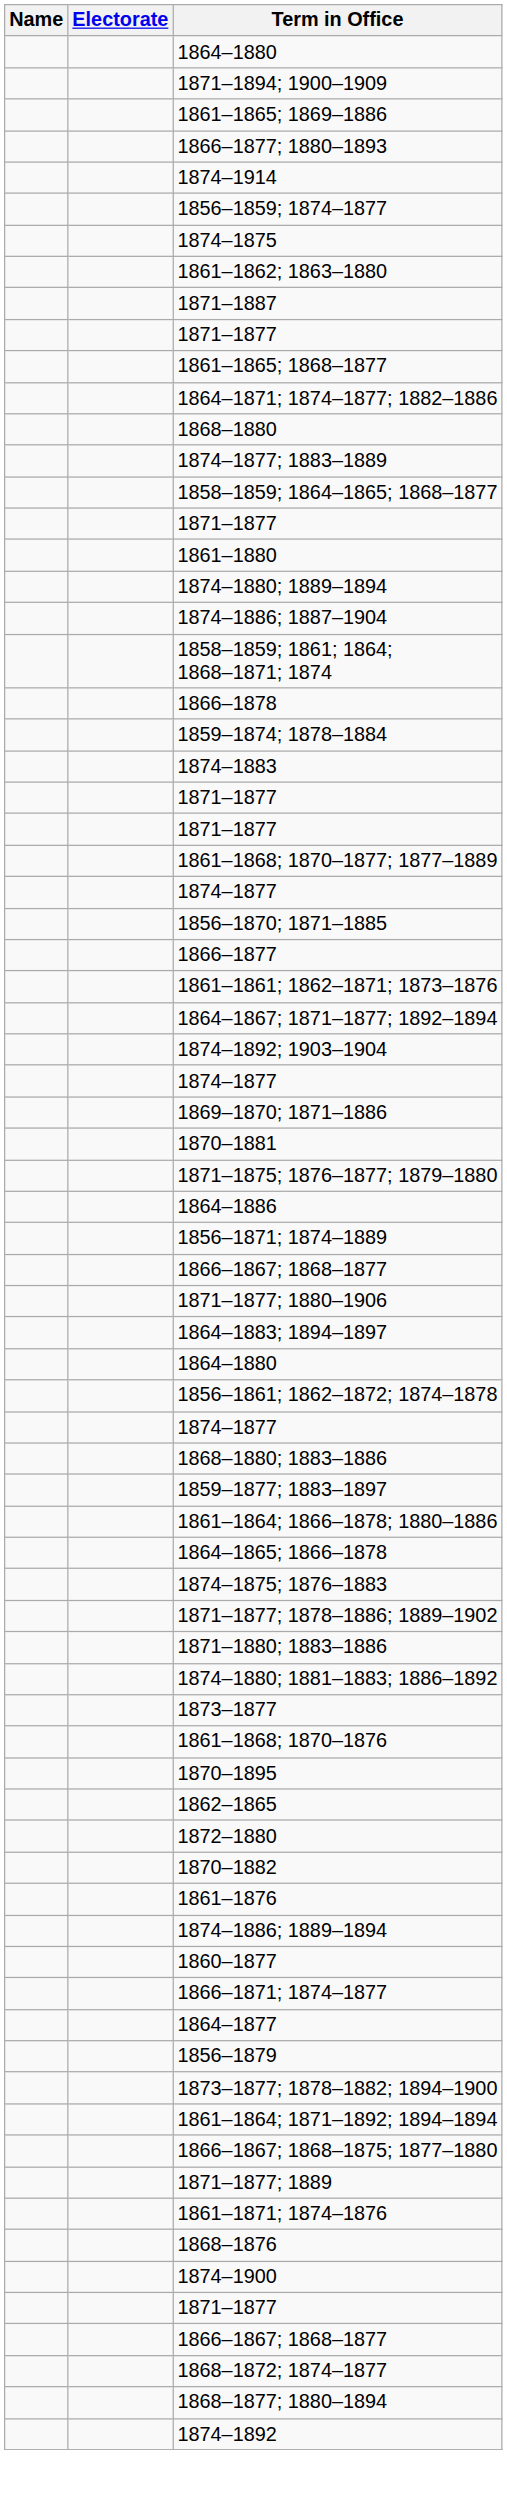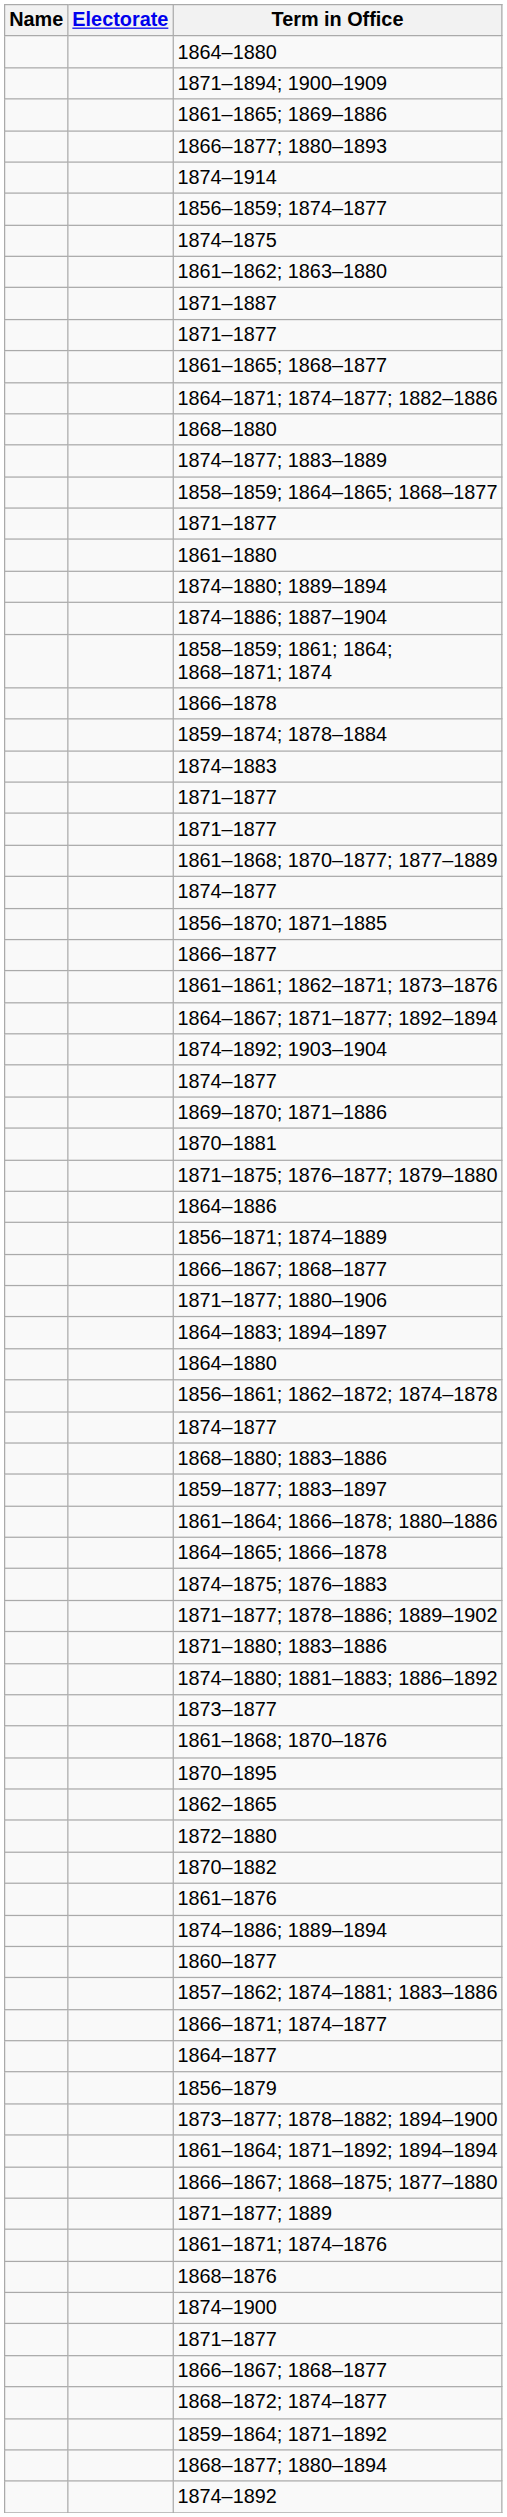+ row: (36, 1994)
+ row: (36, 2434)
